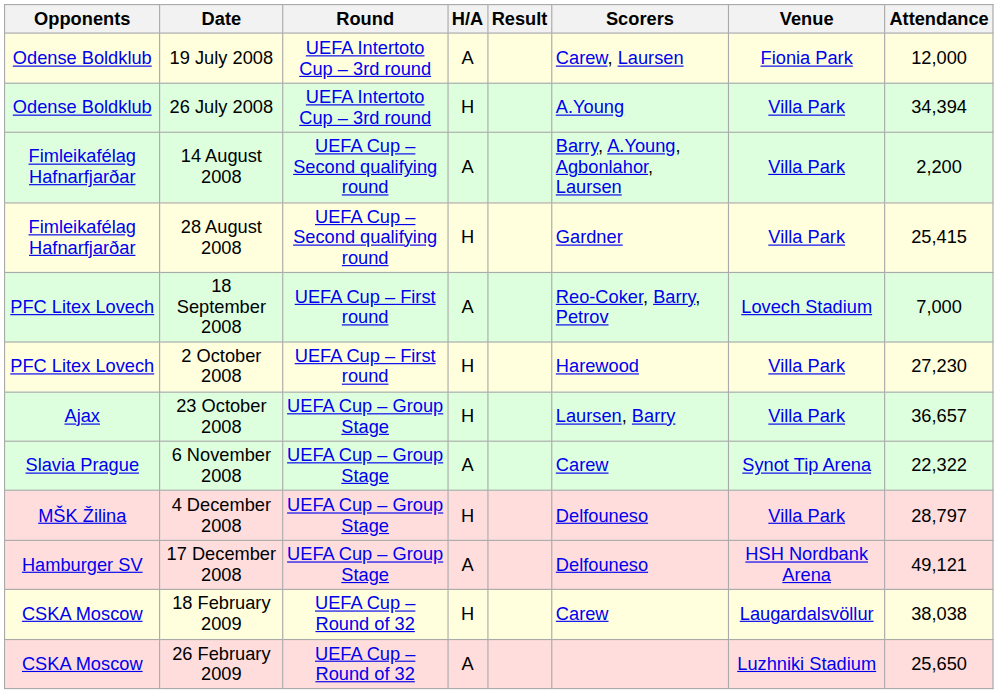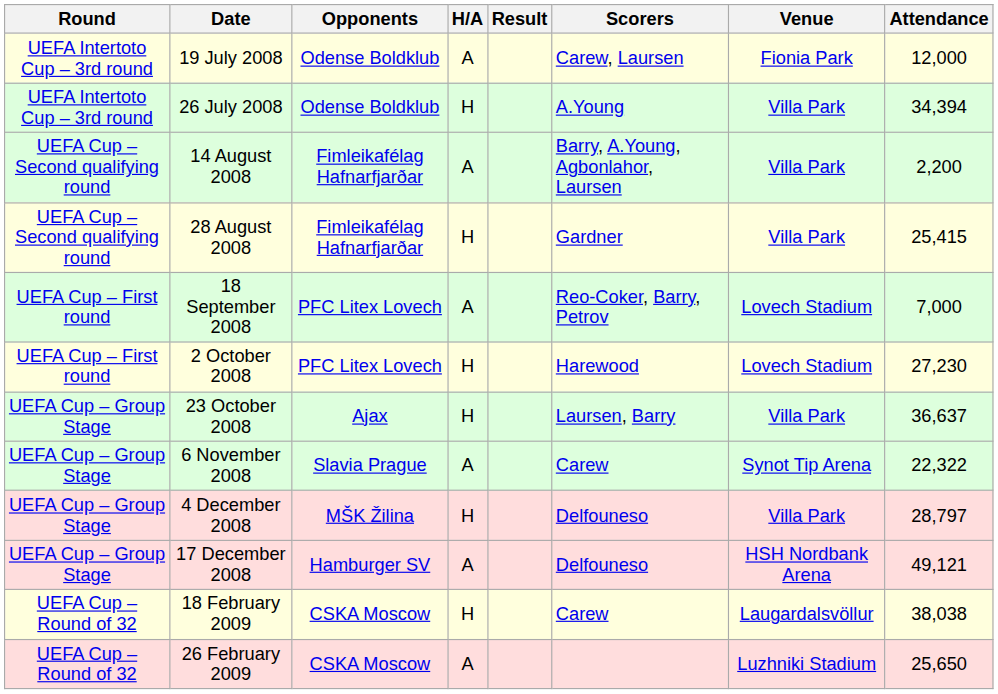columns swapped: (365, 18) <-> (82, 18)
(807, 366) Villa Park -> (807, 366) Lovech Stadium
(939, 416) 36,657 -> (939, 416) 36,637
